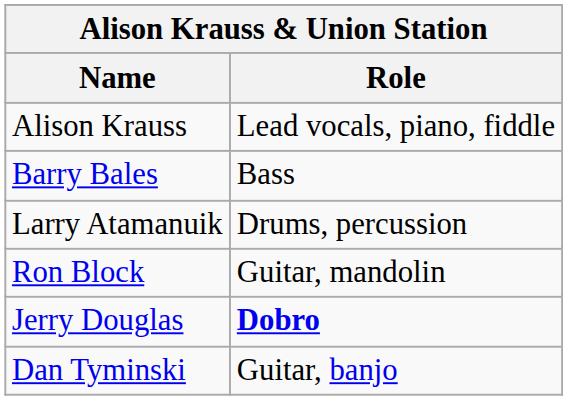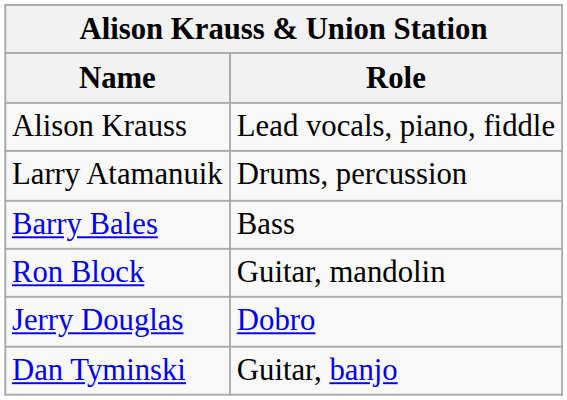rows swapped: (117, 223) <-> (85, 175)
(278, 321) bold -> (276, 321) normal
